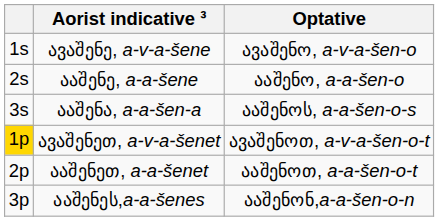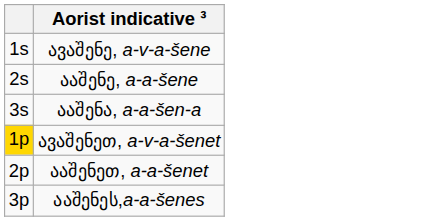- column: (329, 19)
